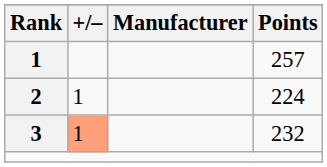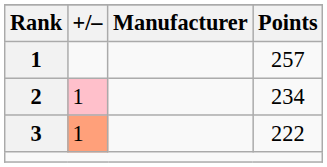(78, 96) no background -> (78, 96) pink background
(288, 96) 224 -> (288, 96) 234
(288, 133) 232 -> (288, 133) 222
